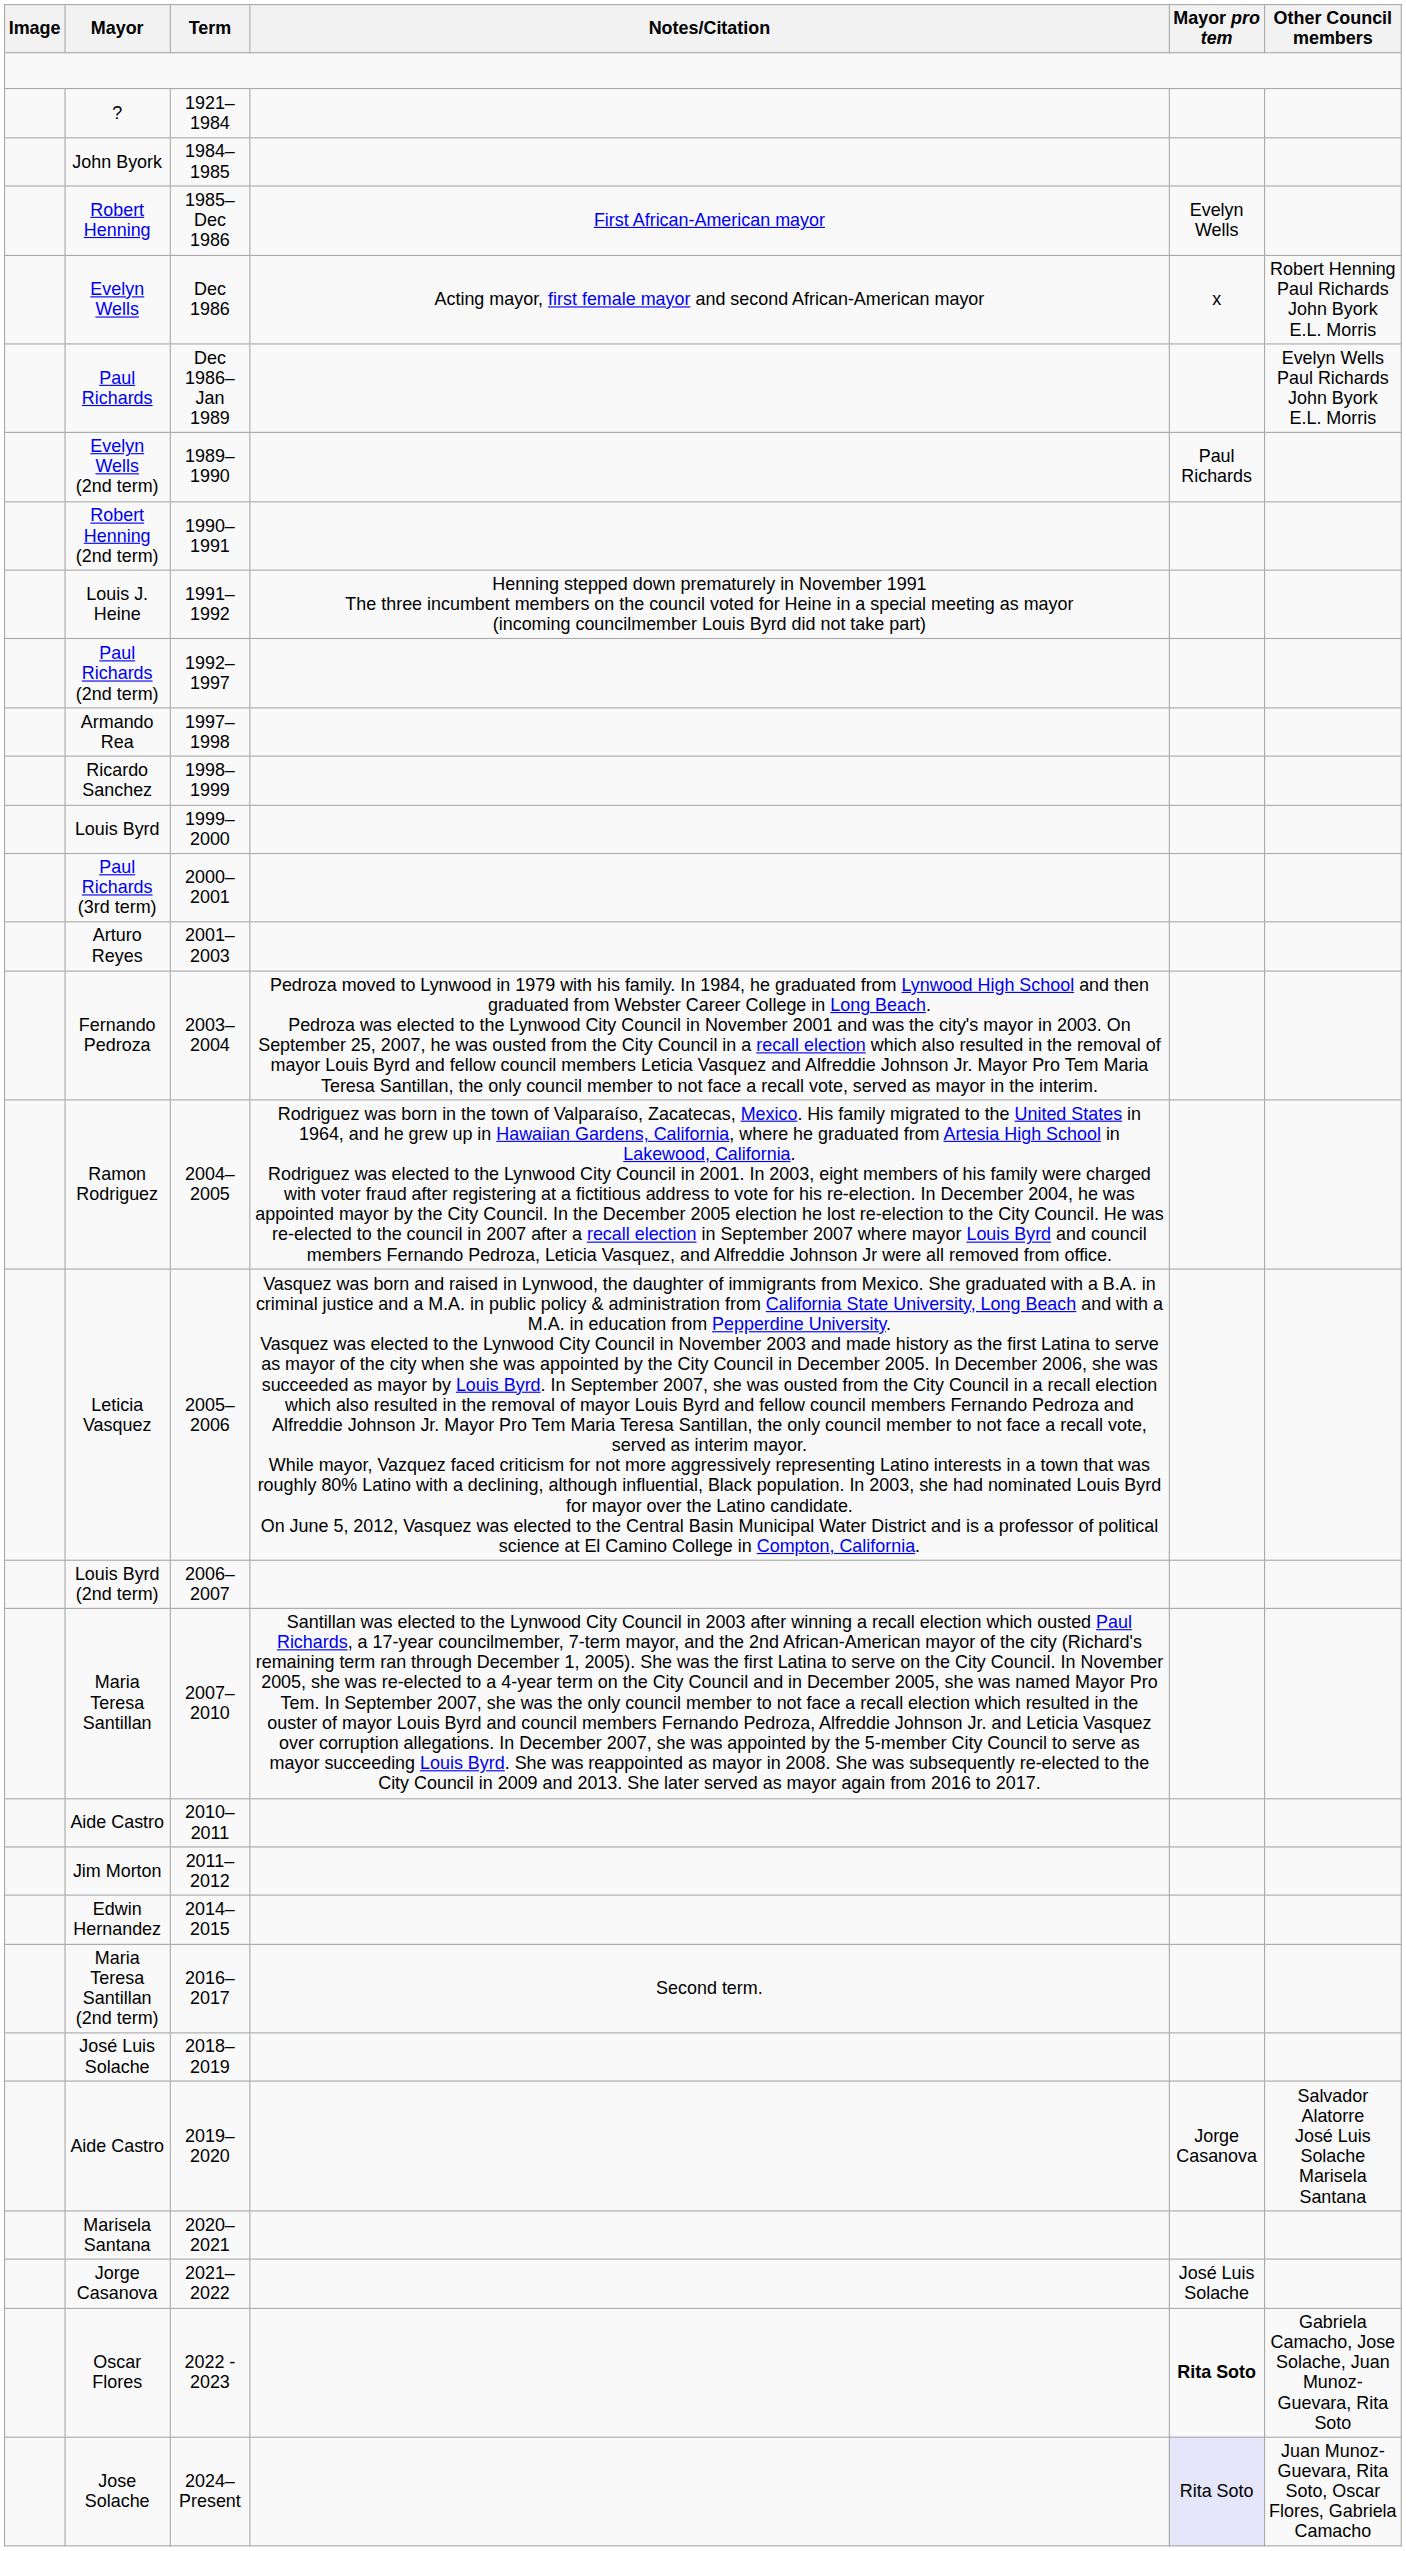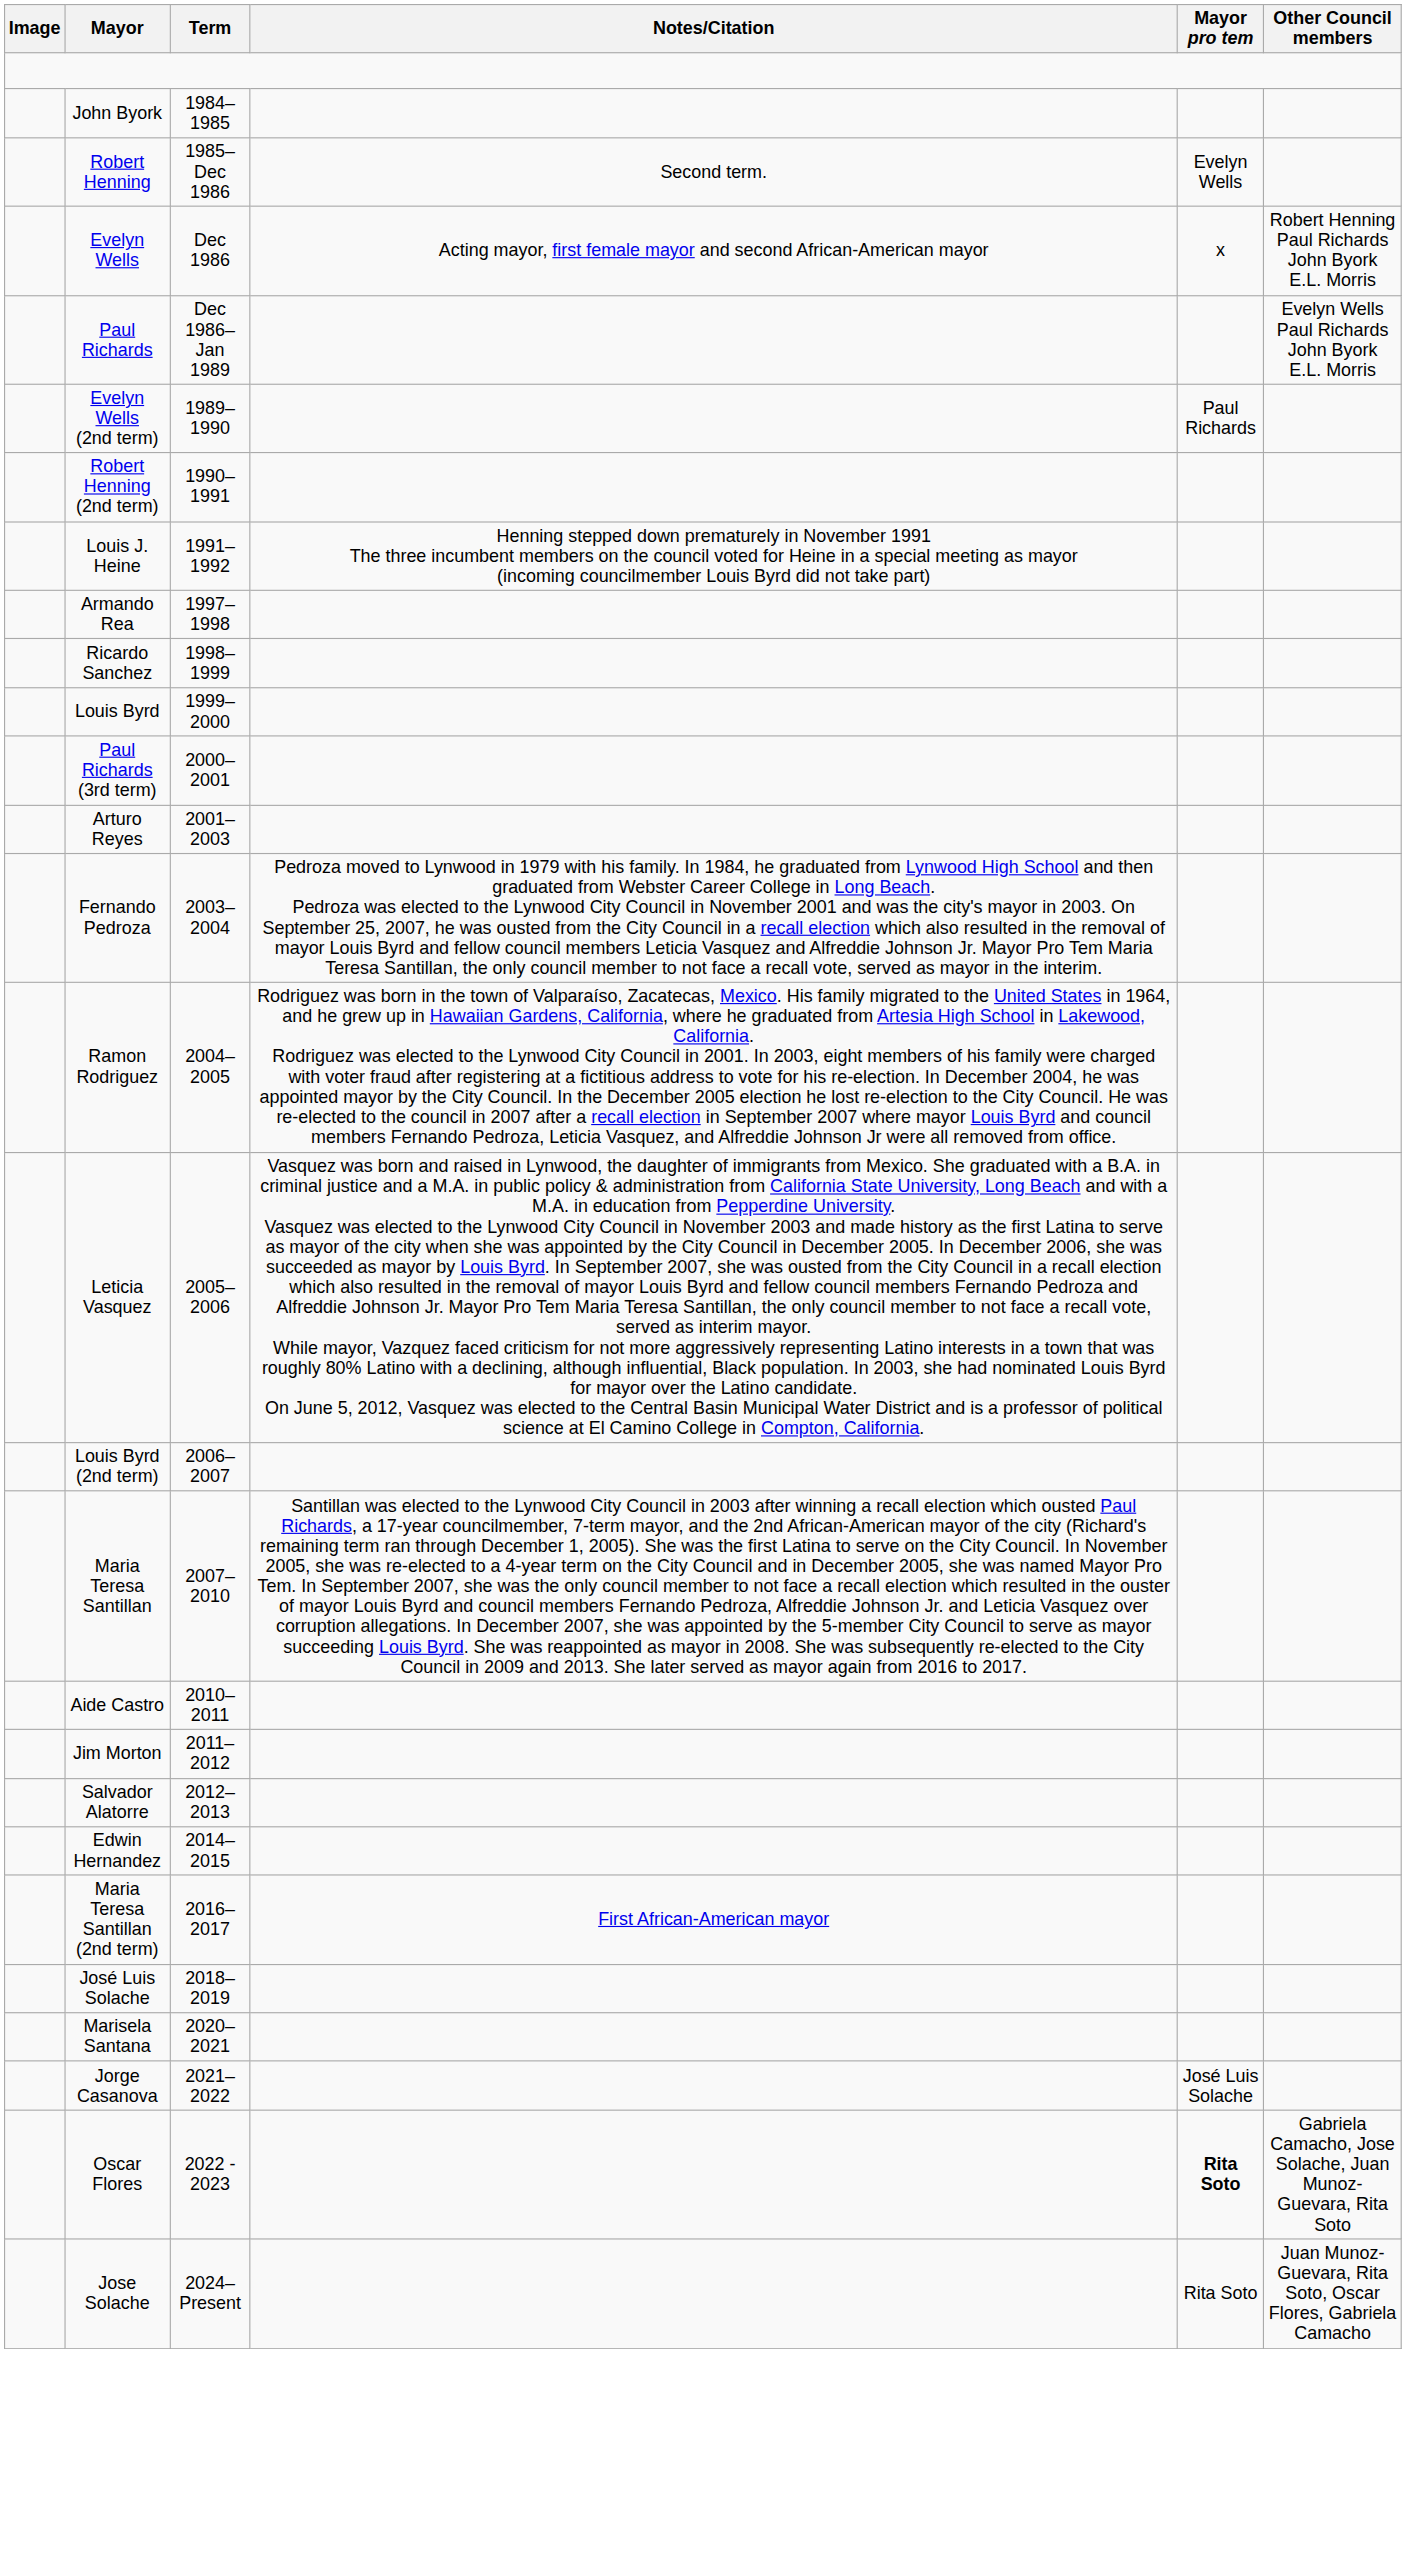- row: (117, 113)
(709, 220) First African-American mayor -> (714, 171) Second term.
- row: (117, 673)
+ row: (117, 1802)
(709, 1988) Second term. -> (714, 1919) First African-American mayor
- row: (117, 2146)
(1217, 2491) lavender background -> (1221, 2293) no background
